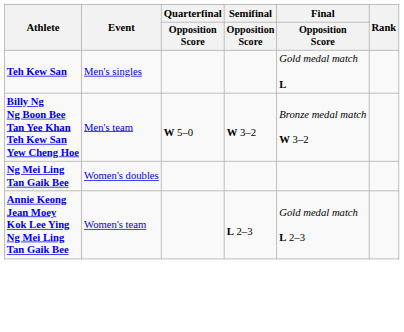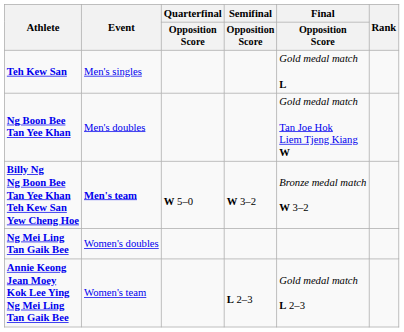+ row: (39, 127)
(109, 127) normal -> (111, 195) bold
